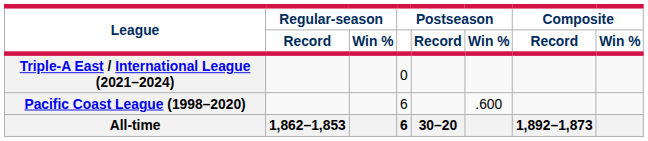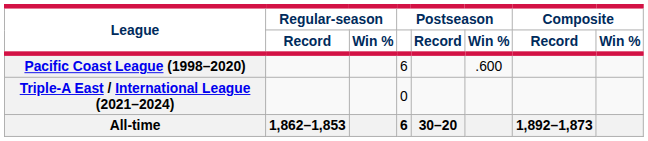rows swapped: (135, 104) <-> (135, 74)
